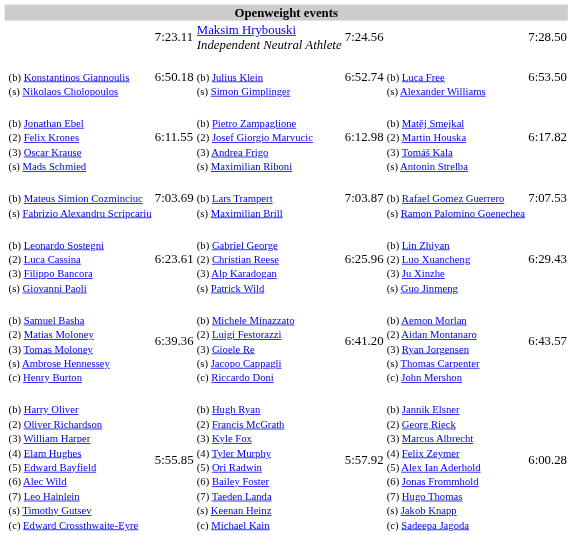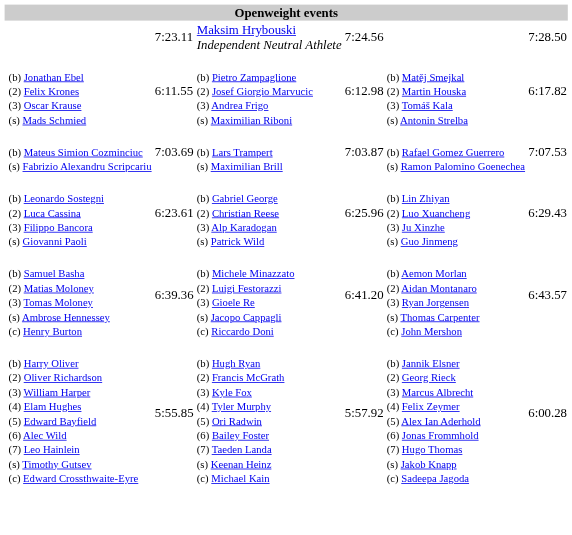- row: (69, 84)
